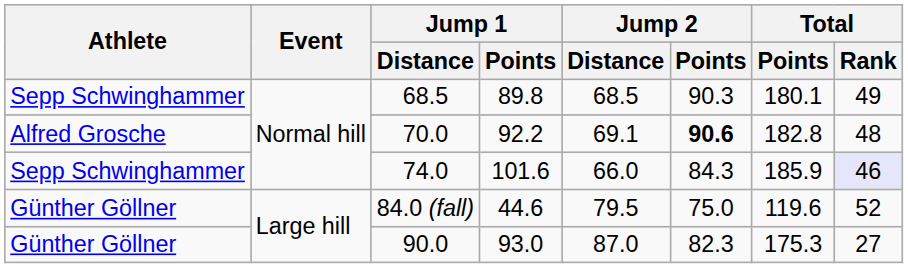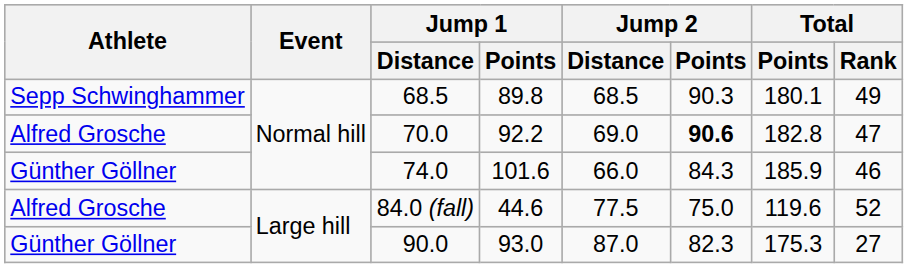(616, 134) 69.1 -> (616, 134) 69.0
(868, 134) 48 -> (868, 134) 47
(128, 171) Sepp Schwinghammer -> (93, 171) Günther Göllner
(868, 171) lavender background -> (868, 171) no background
(93, 208) Günther Göllner -> (88, 208) Alfred Grosche
(616, 208) 79.5 -> (616, 208) 77.5
